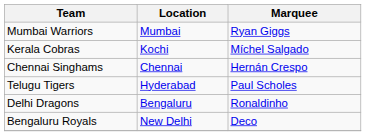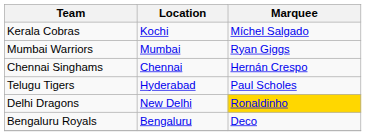rows swapped: (50, 31) <-> (43, 49)
(166, 103) Bengaluru -> (166, 103) New Delhi
(259, 103) no background -> (259, 103) gold background
(166, 121) New Delhi -> (166, 121) Bengaluru
